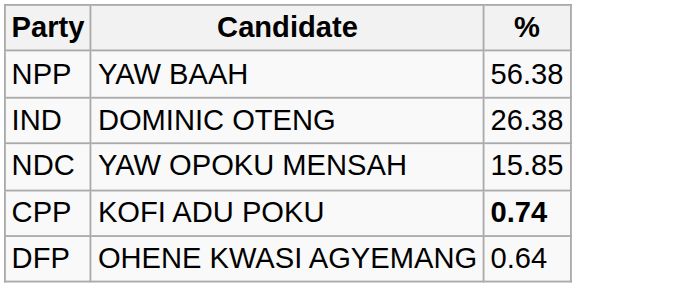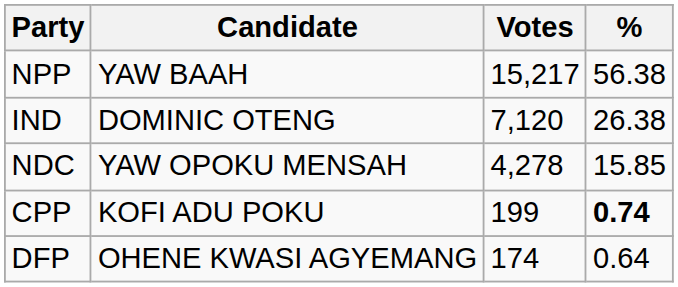+ column: (535, 27)
